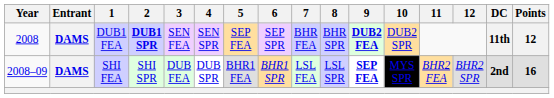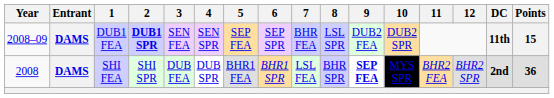(27, 39) 2008 -> (27, 39) 2008–09
(335, 39) BHR SPR -> (335, 39) LSL SPR
(367, 39) bold -> (367, 39) normal
(530, 39) 12 -> (530, 39) 15
(27, 71) 2008–09 -> (27, 71) 2008
(335, 71) LSL SPR -> (335, 71) BHR SPR
(530, 71) 16 -> (530, 71) 36
